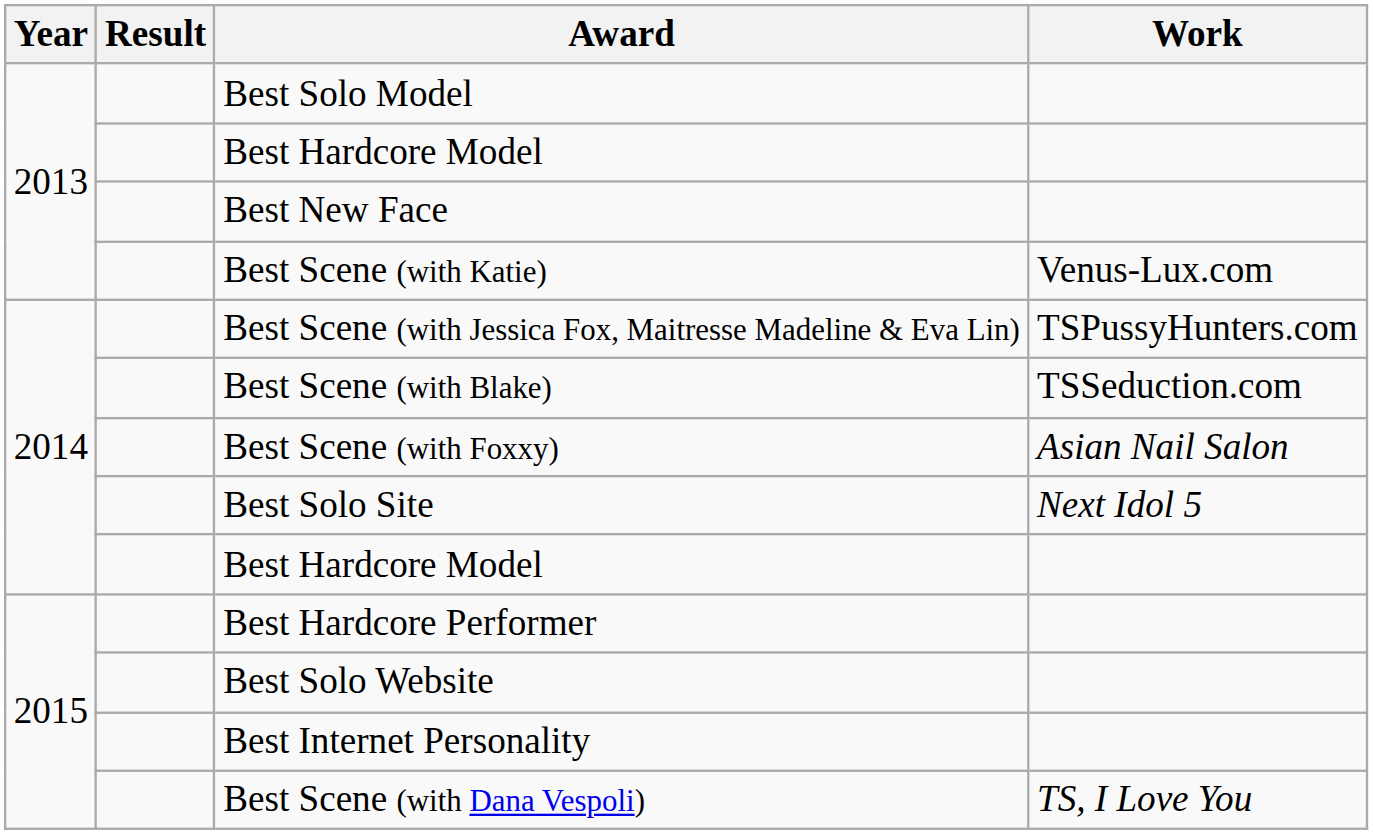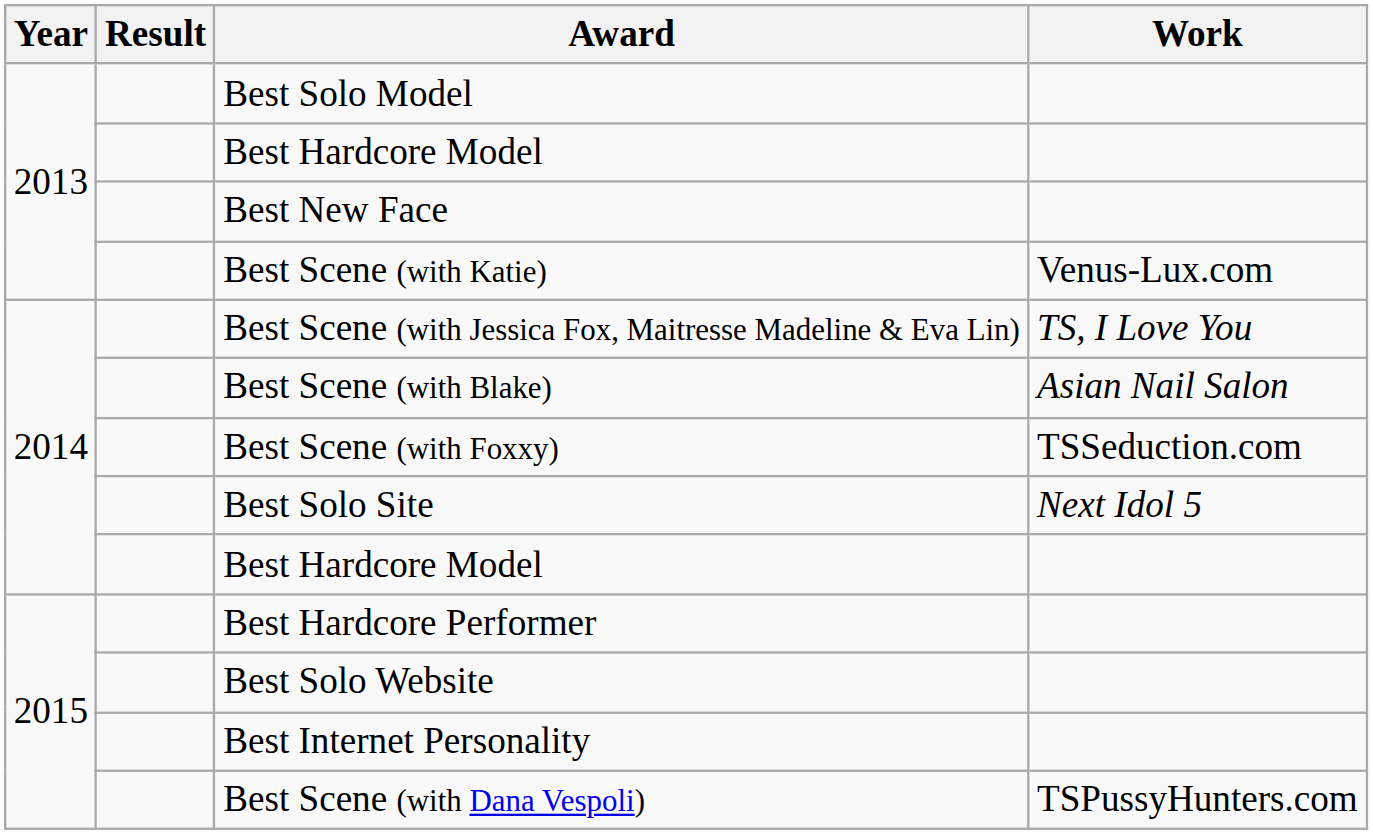(1197, 328) TSPussyHunters.com -> (1145, 328) TS, I Love You
(1170, 387) TSSeduction.com -> (1163, 387) Asian Nail Salon
(1163, 446) Asian Nail Salon -> (1170, 446) TSSeduction.com
(1145, 799) TS, I Love You -> (1197, 799) TSPussyHunters.com
